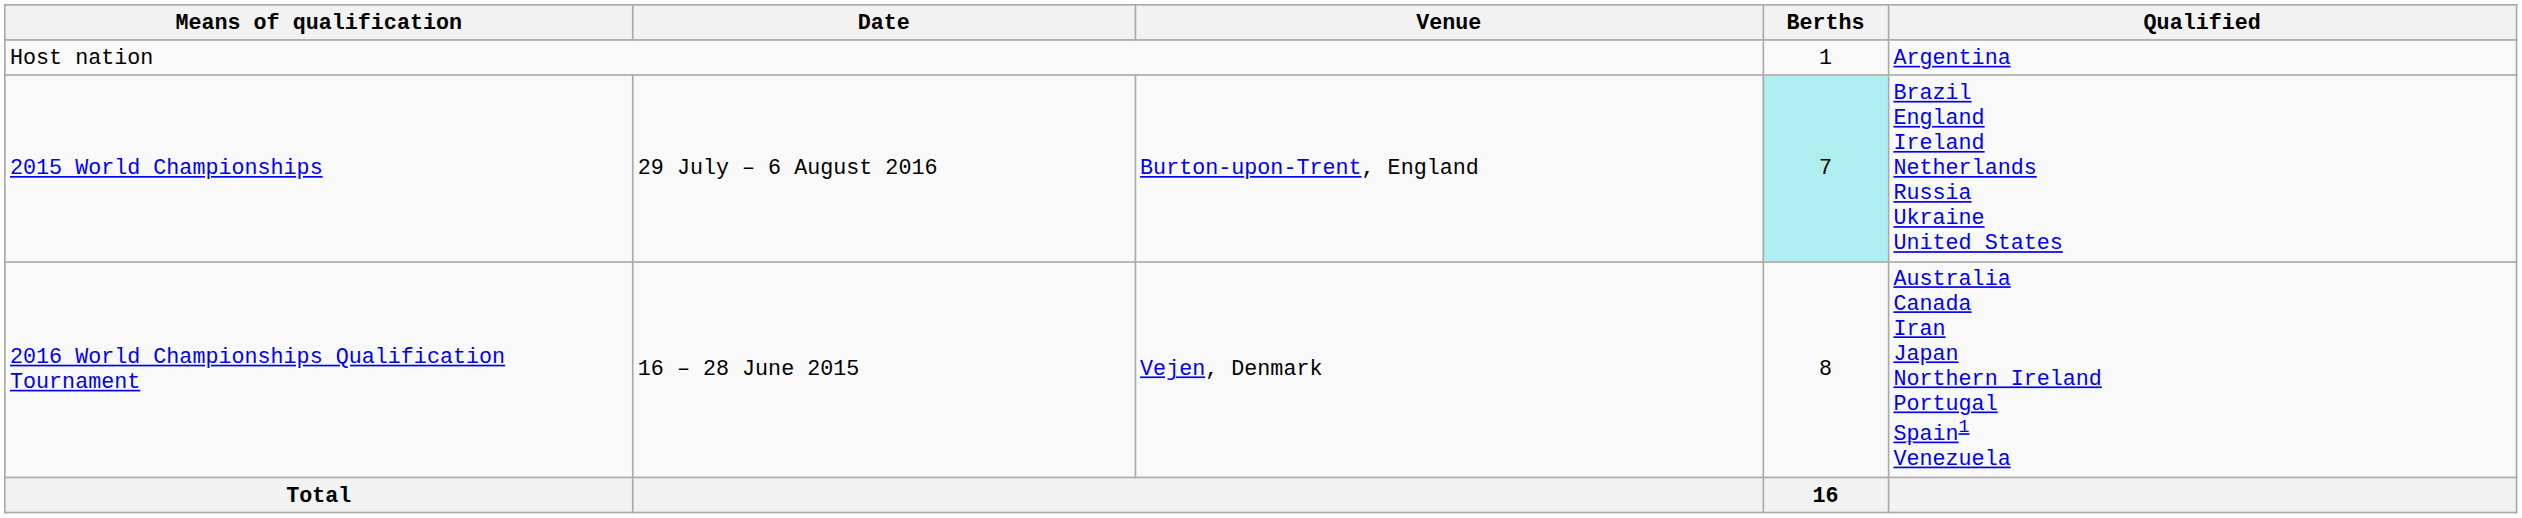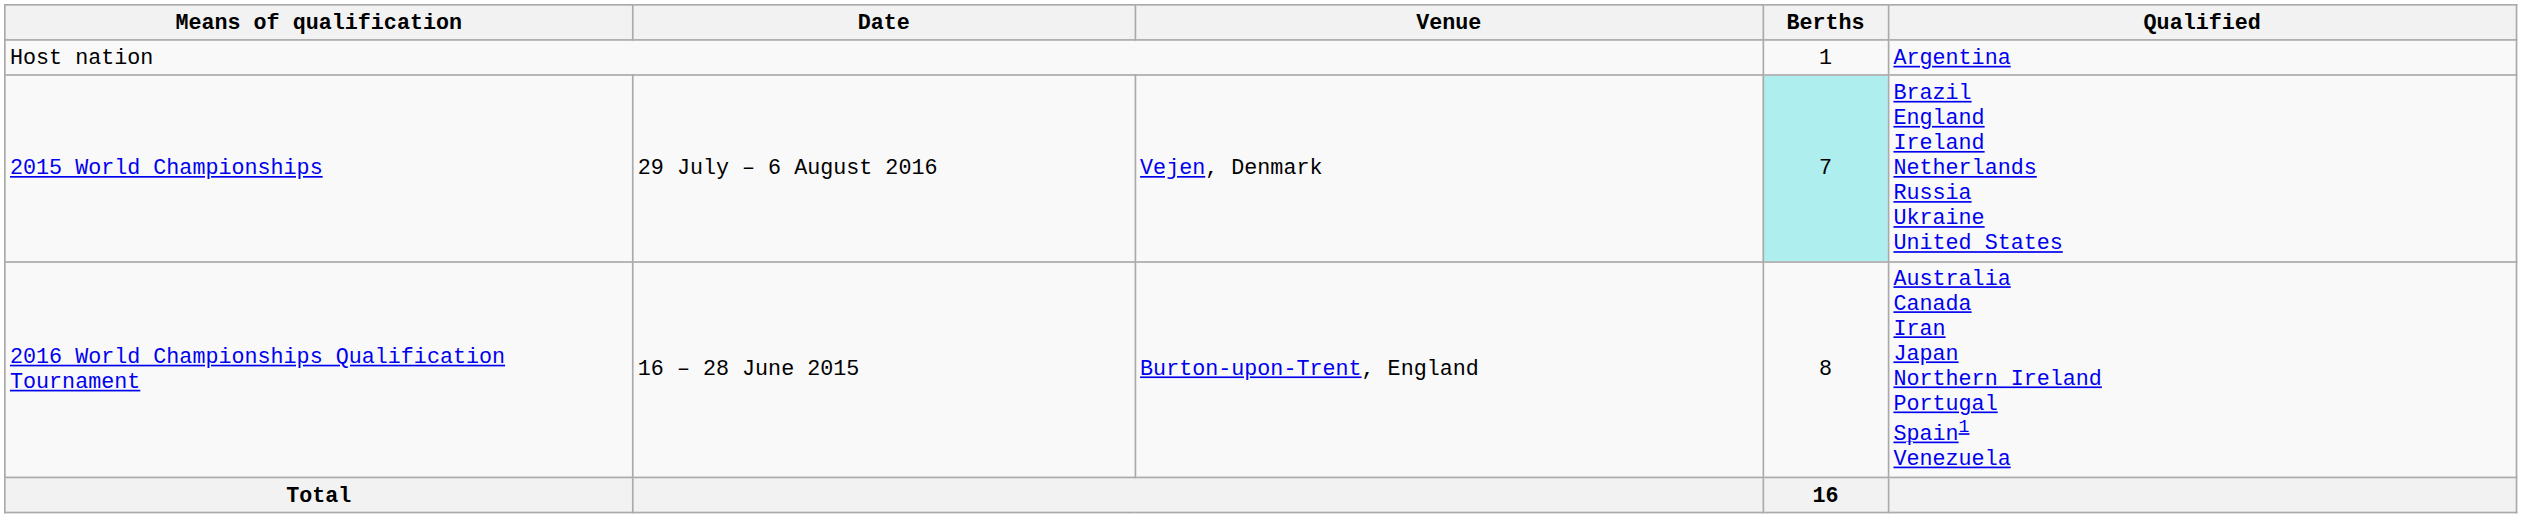(1309, 168) Burton-upon-Trent, England -> (1231, 168) Vejen, Denmark
(1231, 369) Vejen, Denmark -> (1309, 369) Burton-upon-Trent, England
